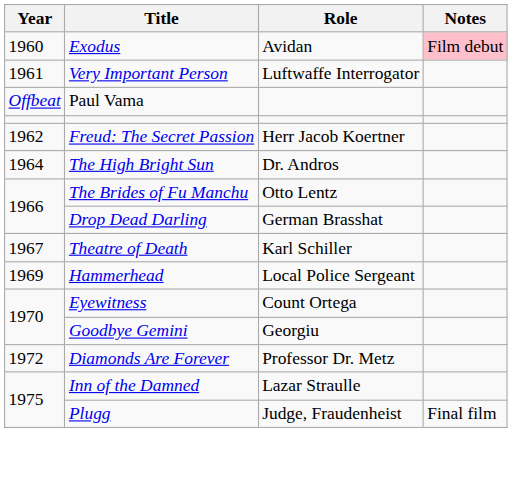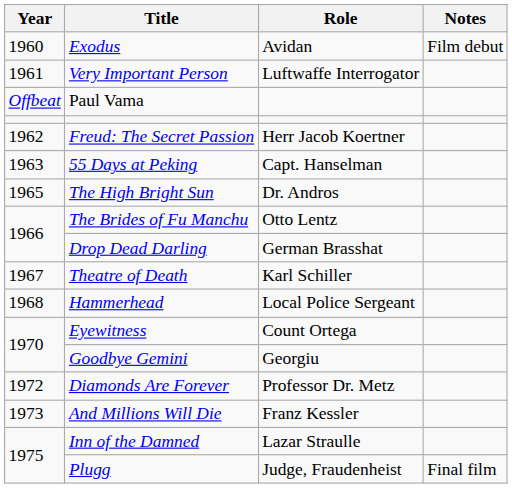(465, 45) pink background -> (465, 45) no background
+ row: (133, 164)
(26, 164) 1964 -> (26, 192) 1965
(26, 275) 1969 -> (26, 302) 1968
+ row: (145, 413)
